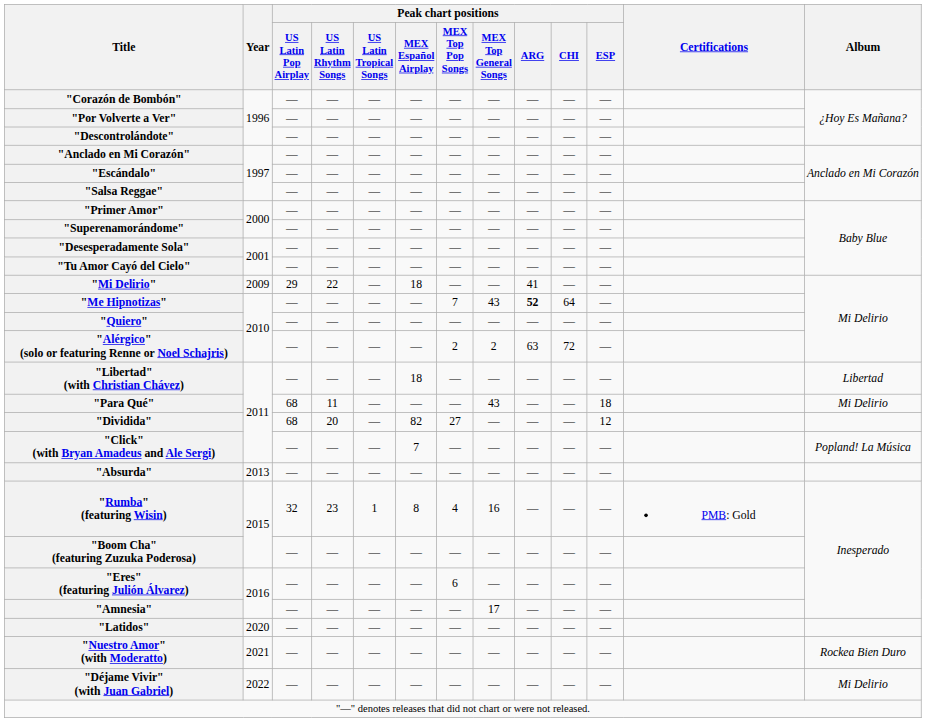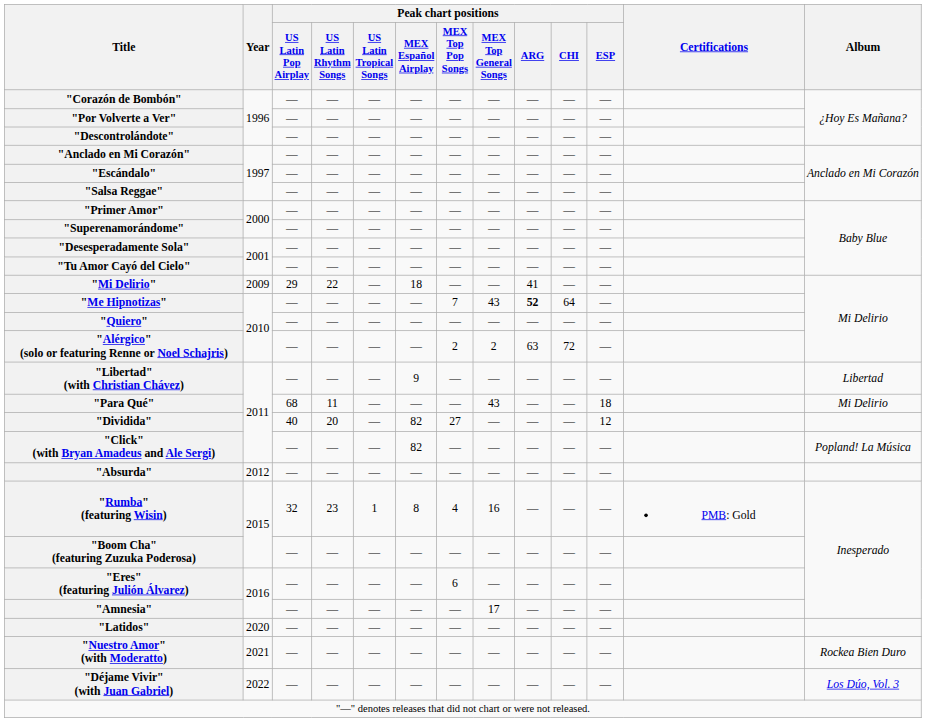(416, 378) 18 -> (416, 378) 9
(292, 421) 68 -> (292, 421) 40
(416, 447) 7 -> (416, 447) 82
(258, 472) 2013 -> (258, 472) 2012
(863, 684) Mi Delirio -> (863, 684) Los Dúo, Vol. 3
